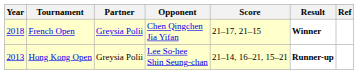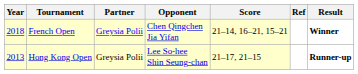columns swapped: (313, 12) <-> (345, 12)
(237, 32) 21–17, 21–15 -> (250, 32) 21–14, 16–21, 15–21
(250, 57) 21–14, 16–21, 15–21 -> (237, 57) 21–17, 21–15
